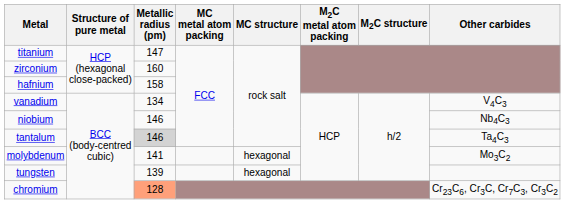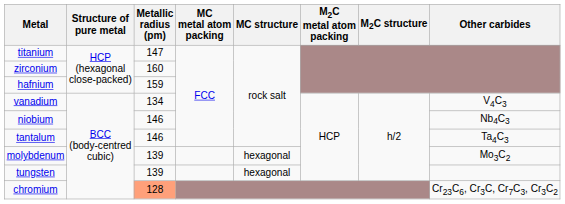(155, 85) 158 -> (155, 85) 159
(155, 138) lightgrey background -> (155, 138) no background
(155, 156) 141 -> (155, 156) 139
